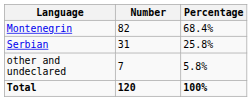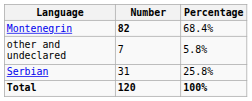(124, 29) normal -> (124, 29) bold
rows swapped: (28, 45) <-> (36, 66)
